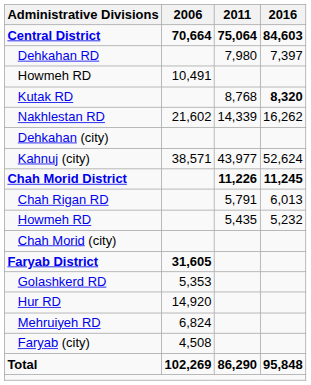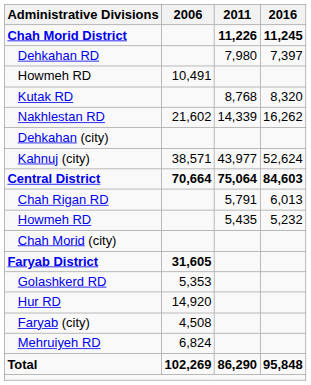rows swapped: (54, 35) <-> (67, 179)
(286, 96) bold -> (286, 96) normal
rows swapped: (59, 323) <-> (54, 343)
